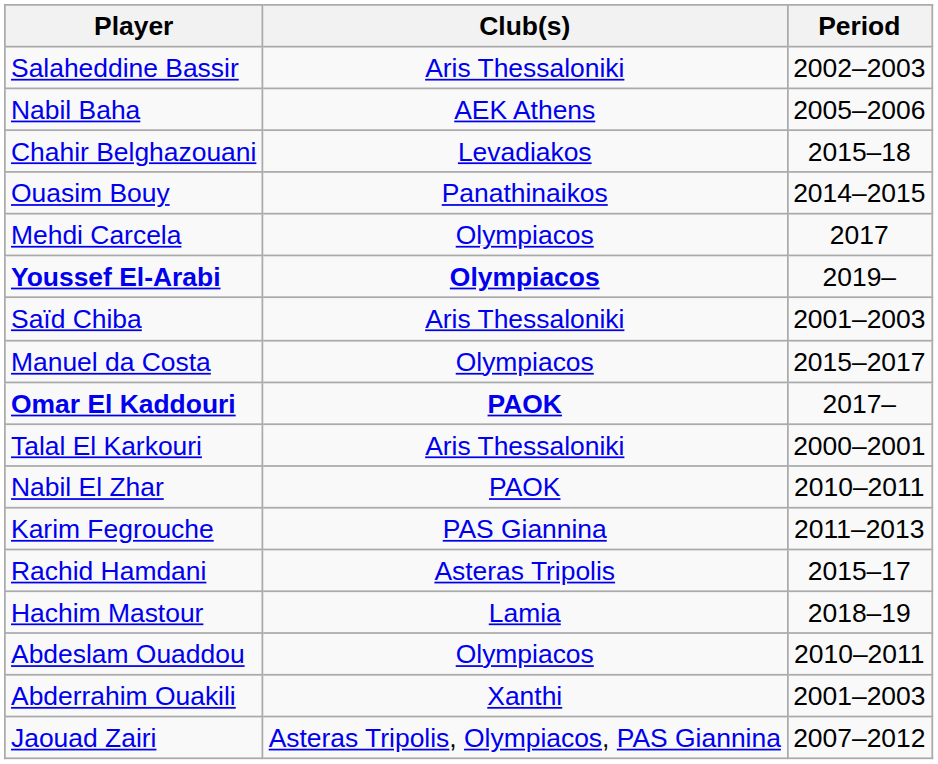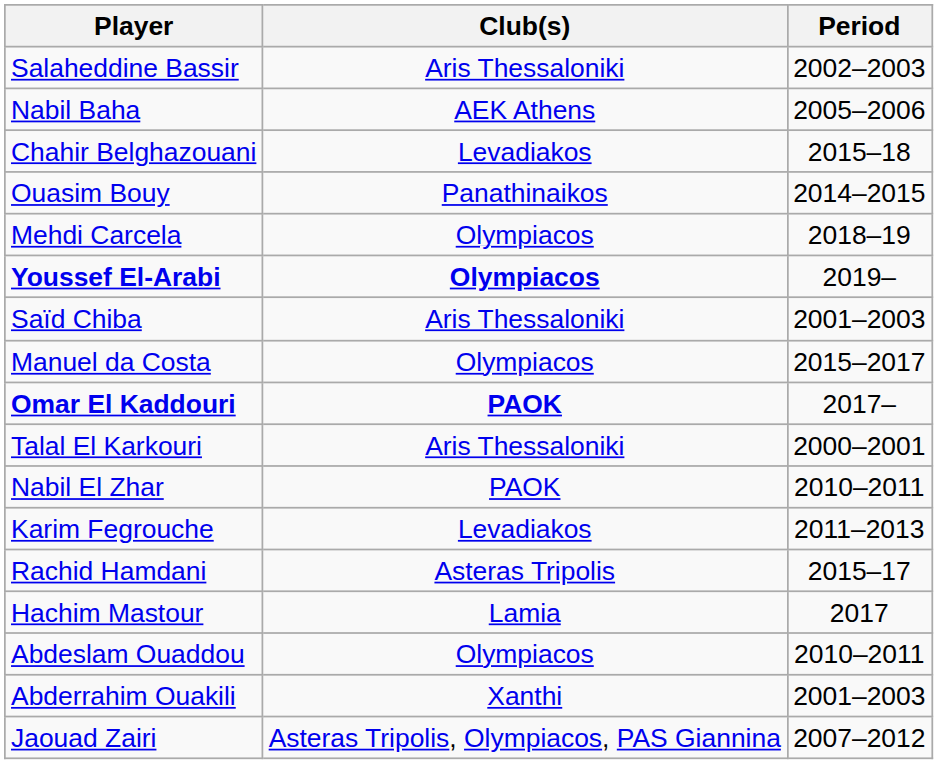(859, 235) 2017 -> (859, 235) 2018–19
(525, 528) PAS Giannina -> (525, 528) Levadiakos
(859, 612) 2018–19 -> (859, 612) 2017
